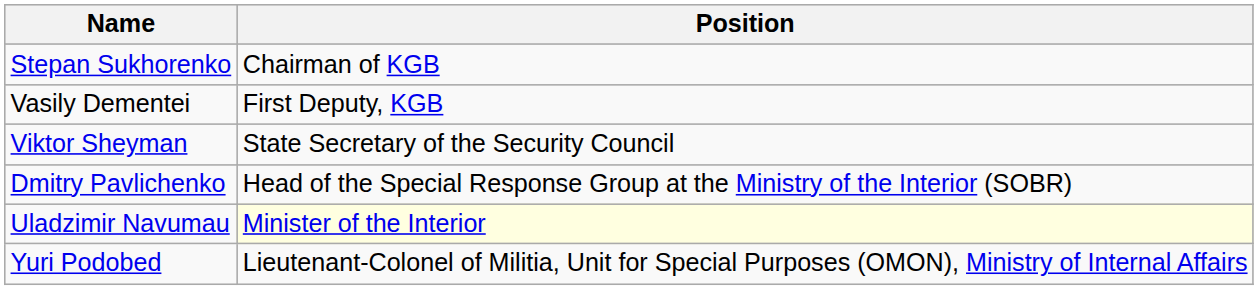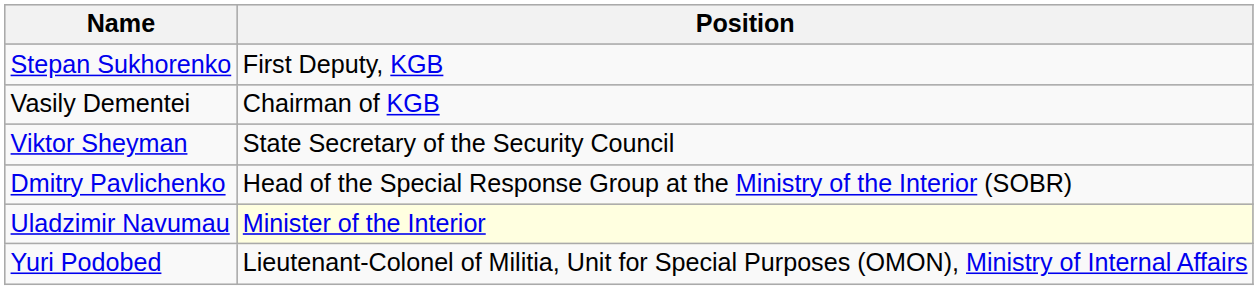(341, 64) Chairman of KGB -> (343, 64) First Deputy, KGB
(343, 104) First Deputy, KGB -> (341, 104) Chairman of KGB
